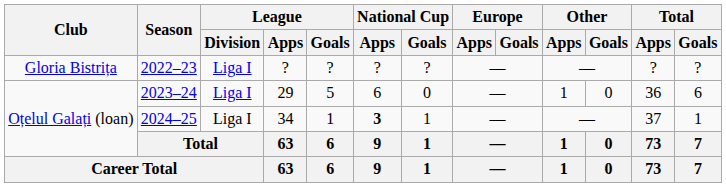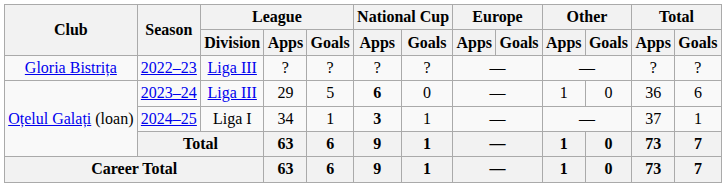(232, 67) Liga I -> (232, 67) Liga III
(232, 93) Liga I -> (232, 93) Liga III
(377, 93) normal -> (377, 93) bold
